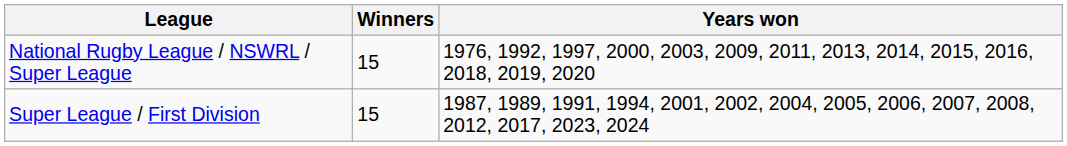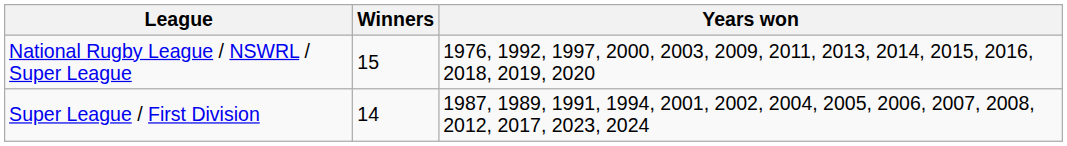(368, 114) 15 -> (368, 114) 14
